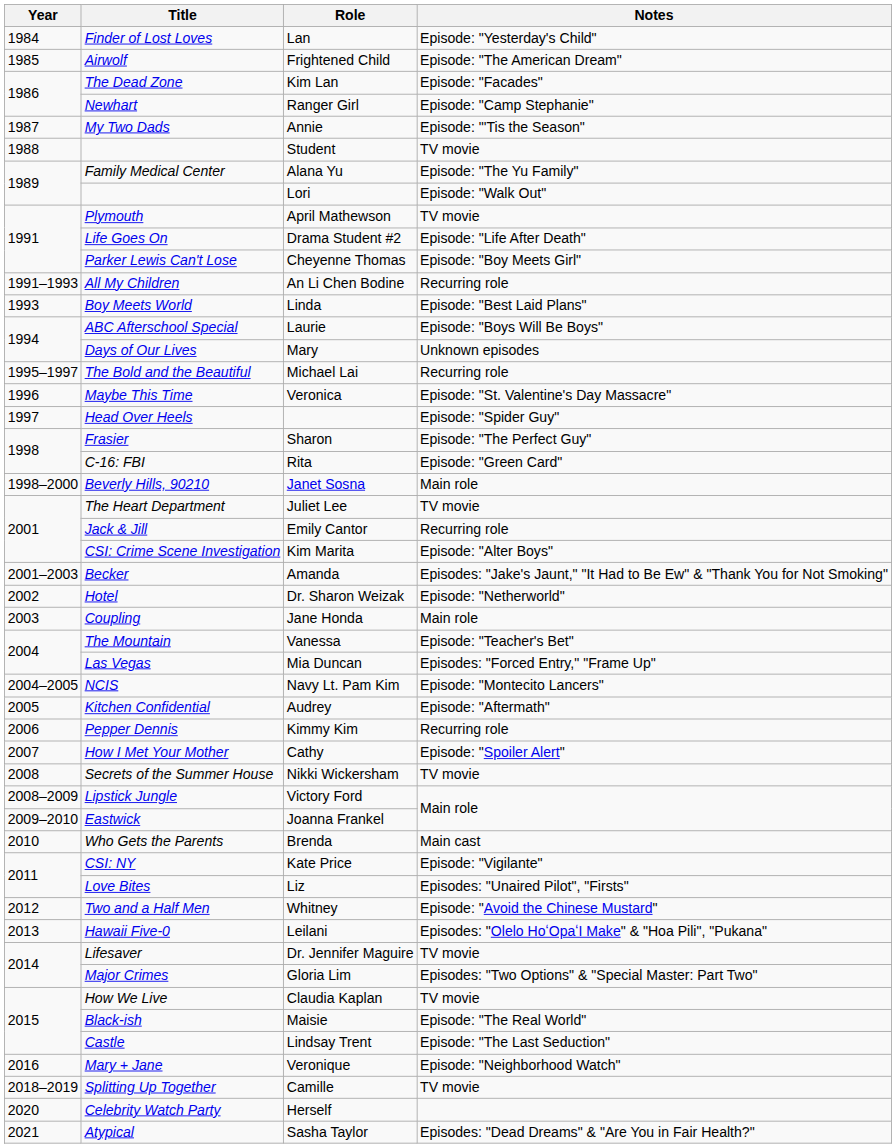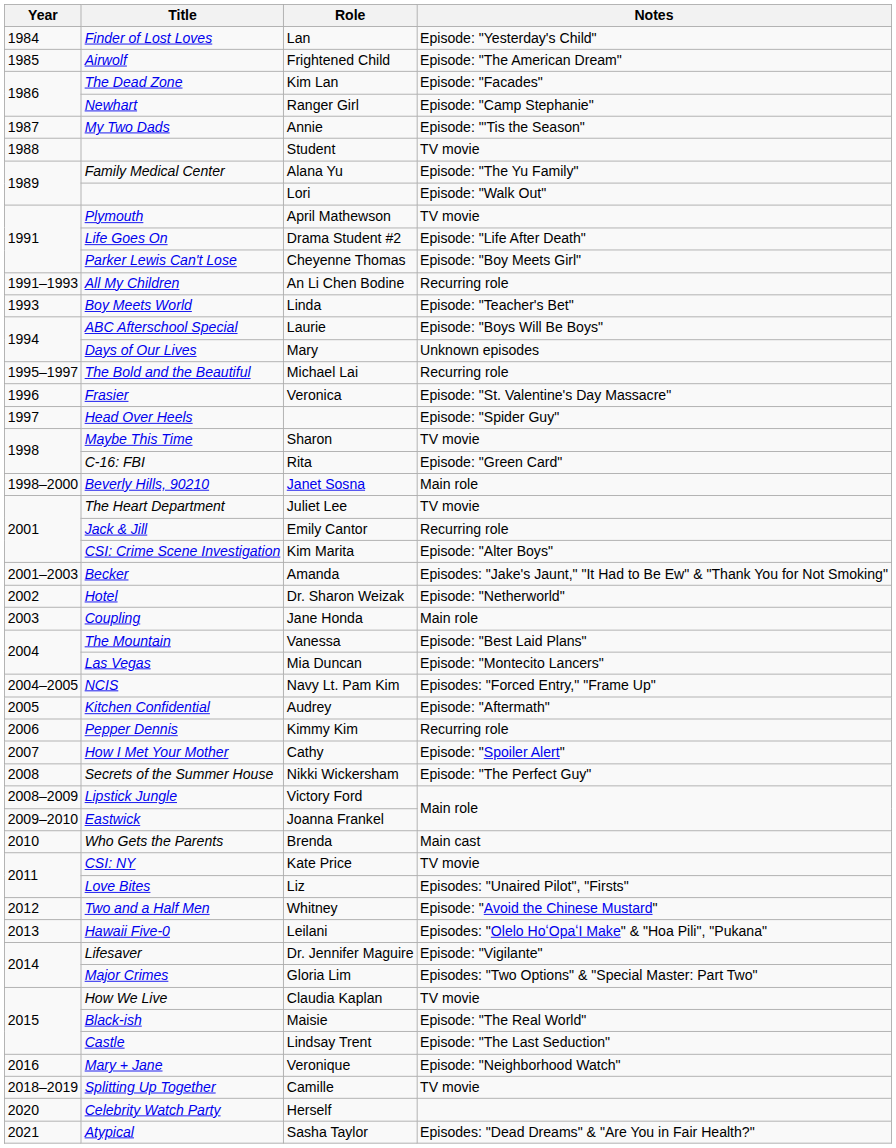(503, 305) Episode: "Best Laid Plans" -> (497, 305) Episode: "Teacher's Bet"
(139, 395) Maybe This Time -> (107, 395) Frasier
(107, 439) Frasier -> (139, 439) Maybe This Time
(506, 439) Episode: "The Perfect Guy" -> (450, 439) TV movie
(497, 640) Episode: "Teacher's Bet" -> (503, 640) Episode: "Best Laid Plans"
(538, 663) Episodes: "Forced Entry," "Frame Up" -> (512, 663) Episode: "Montecito Lancers"
(512, 685) Episode: "Montecito Lancers" -> (538, 685) Episodes: "Forced Entry," "Frame Up"
(450, 774) TV movie -> (506, 774) Episode: "The Perfect Guy"
(481, 864) Episode: "Vigilante" -> (450, 864) TV movie
(450, 953) TV movie -> (481, 953) Episode: "Vigilante"
